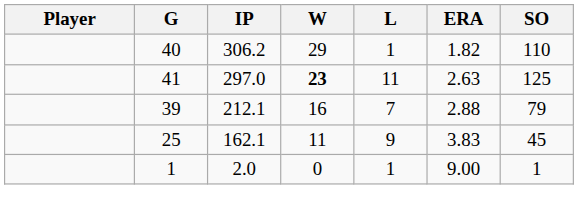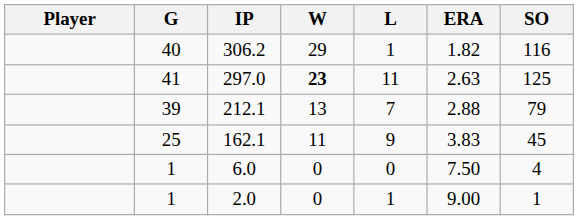(537, 49) 110 -> (537, 49) 116
(317, 109) 16 -> (317, 109) 13
+ row: (244, 169)
